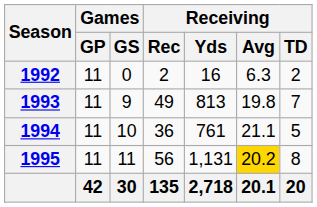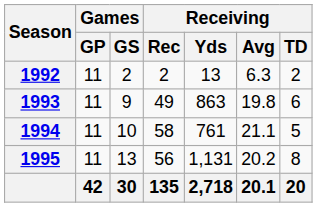(127, 74) 0 -> (127, 74) 2
(211, 74) 16 -> (211, 74) 13
(211, 103) 813 -> (211, 103) 863
(296, 103) 7 -> (296, 103) 6
(164, 131) 36 -> (164, 131) 58
(127, 159) 11 -> (127, 159) 13
(258, 159) gold background -> (258, 159) no background
